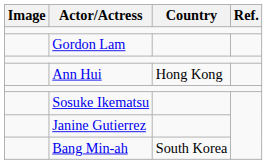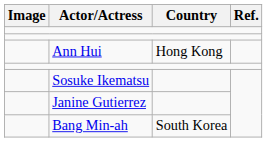- row: (89, 44)
